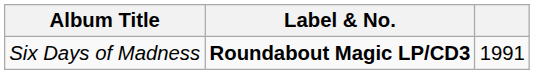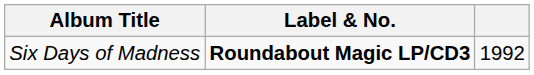(502, 52) 1991 -> (502, 52) 1992
